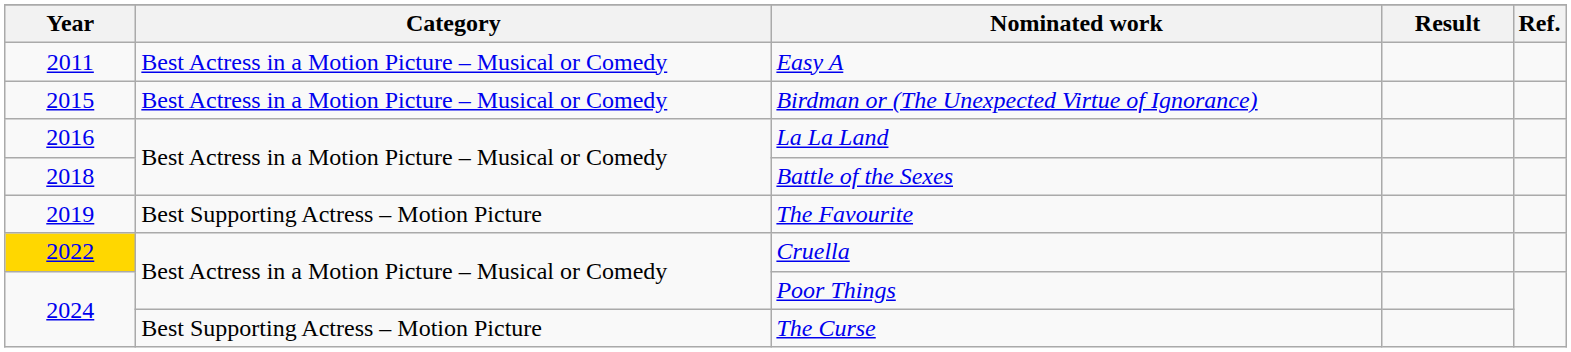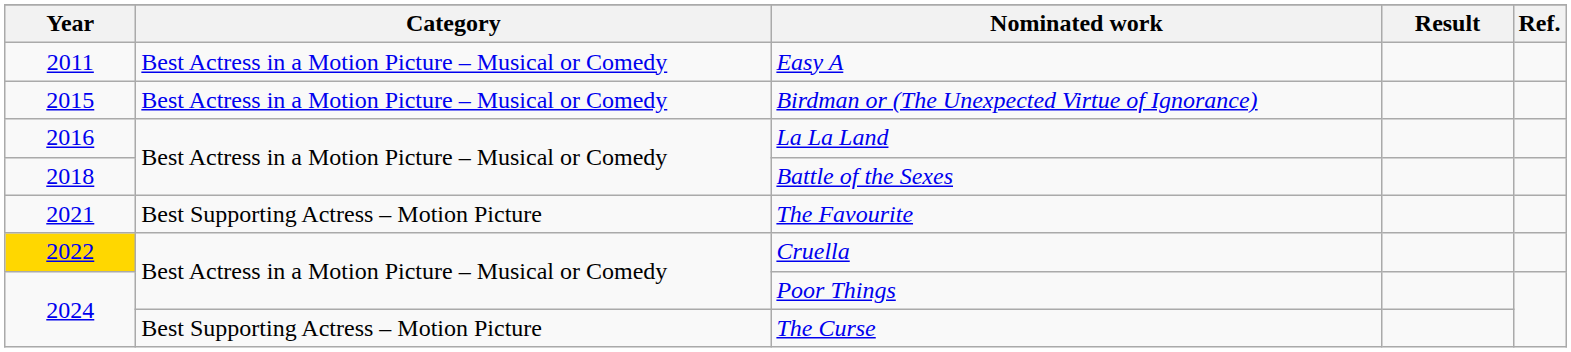(70, 213) 2019 -> (70, 213) 2021
